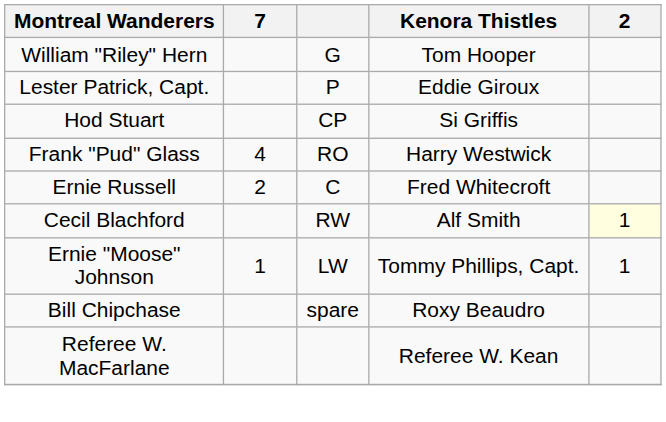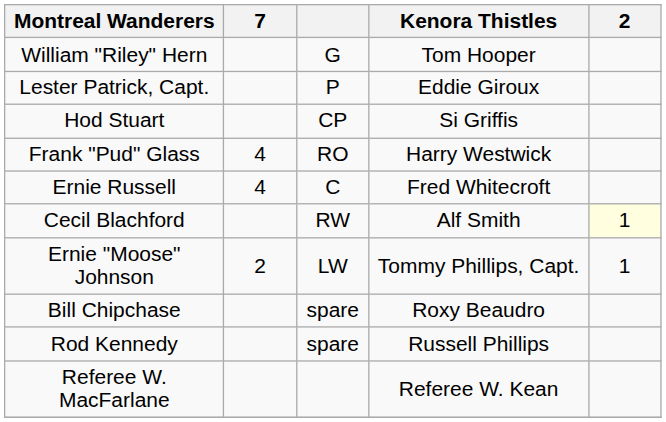(260, 187) 2 -> (260, 187) 4
(260, 265) 1 -> (260, 265) 2
+ row: (114, 343)
